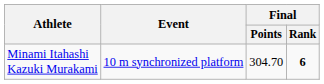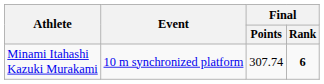(266, 62) 304.70 -> (266, 62) 307.74
